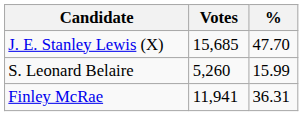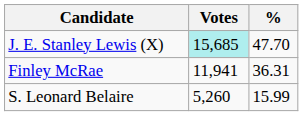(216, 44) no background -> (216, 44) paleturquoise background
rows swapped: (56, 96) <-> (71, 70)
